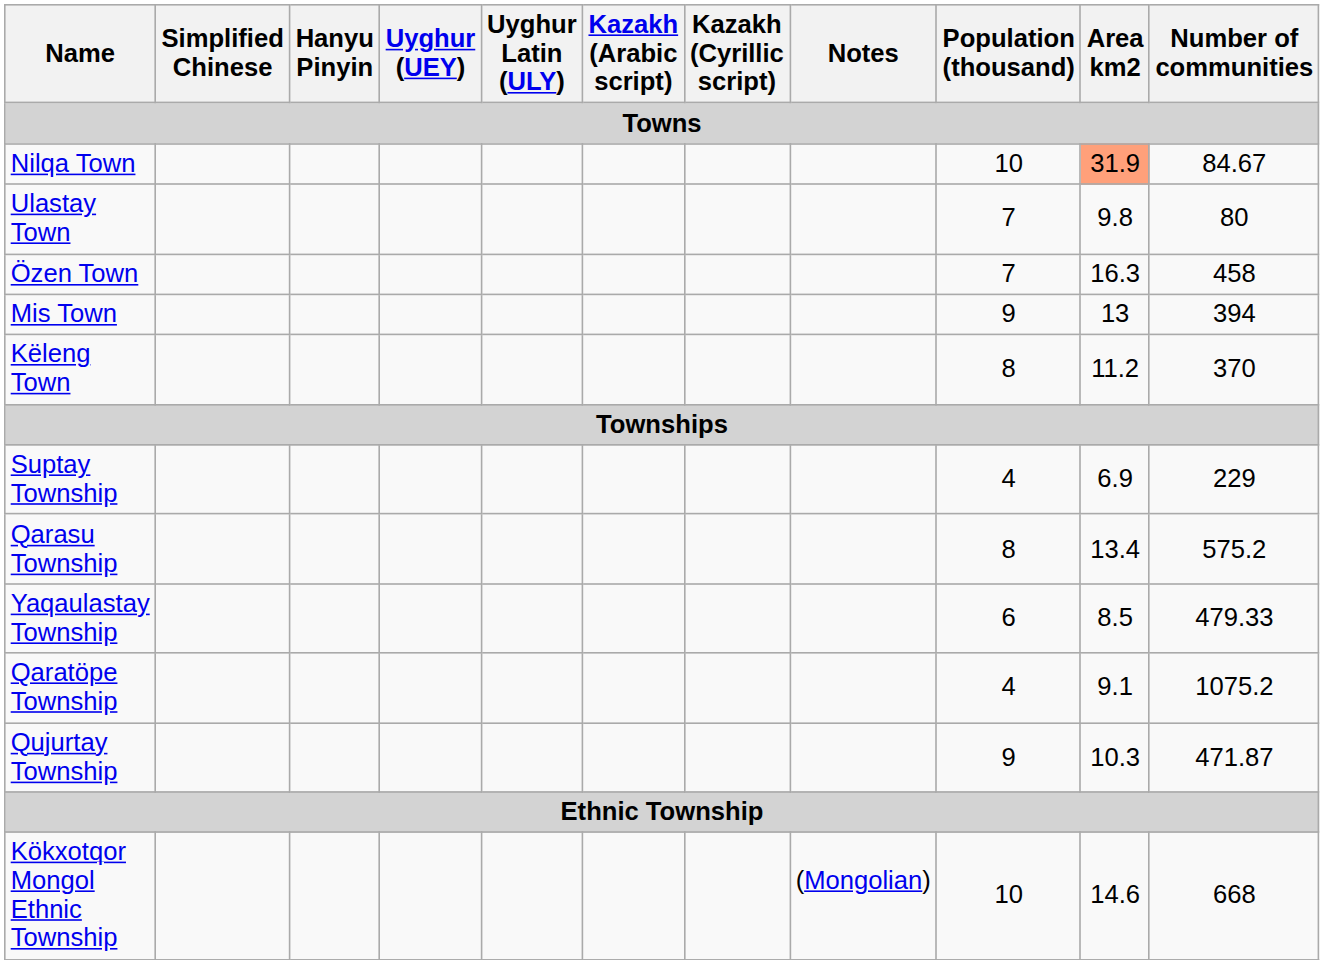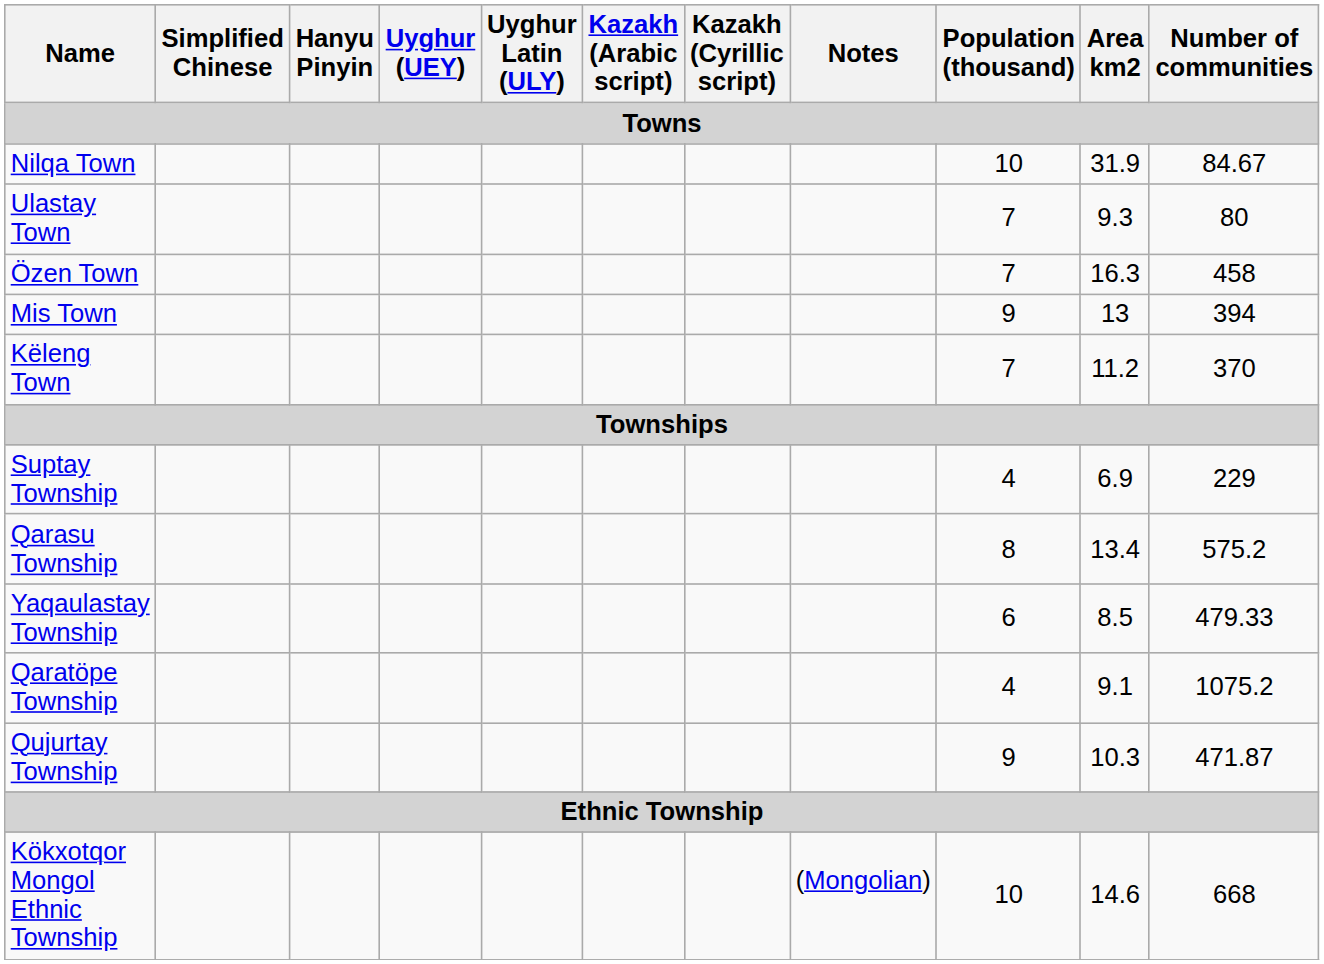(1115, 163) lightsalmon background -> (1115, 163) no background
(1115, 218) 9.8 -> (1115, 218) 9.3
(1009, 369) 8 -> (1009, 369) 7
